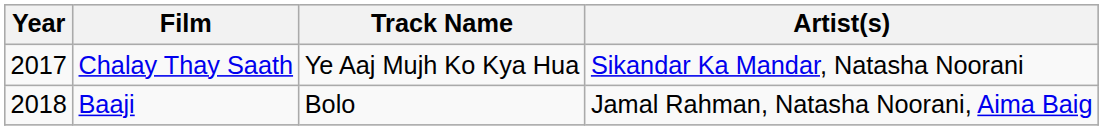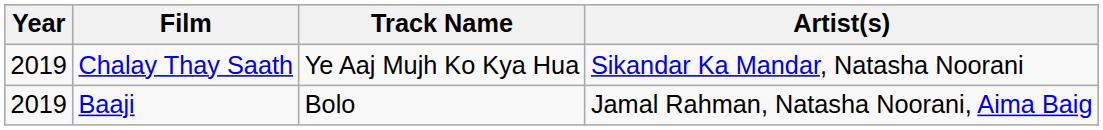(39, 64) 2017 -> (39, 64) 2019
(39, 104) 2018 -> (39, 104) 2019
